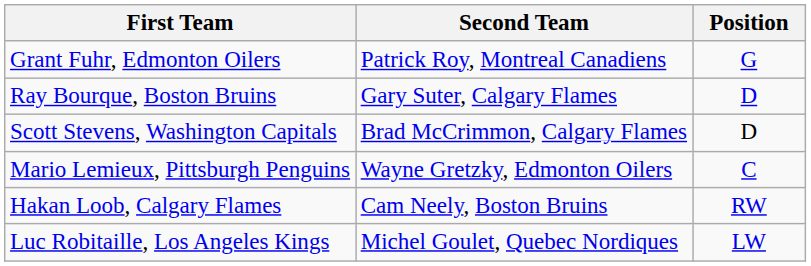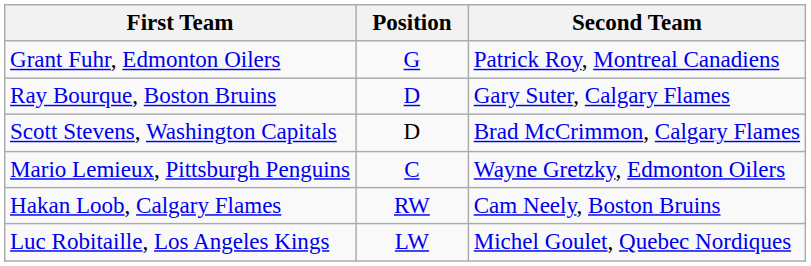columns swapped: (749, 22) <-> (524, 22)
